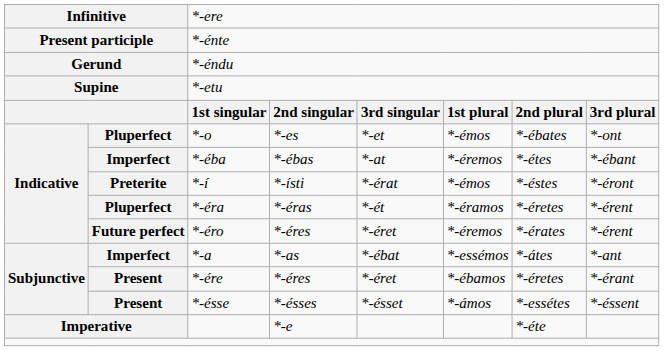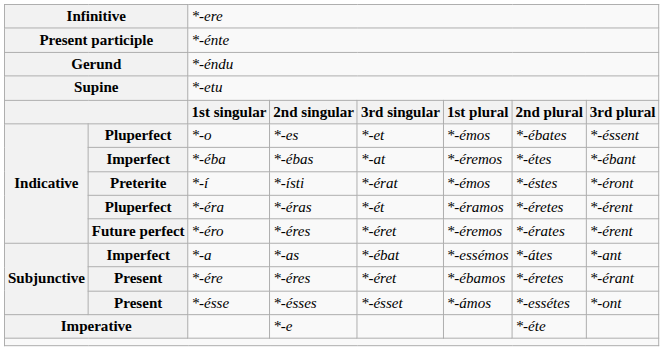(606, 135) *-ont -> (614, 135) *-éssent
(614, 302) *-éssent -> (606, 302) *-ont
